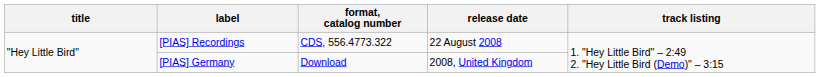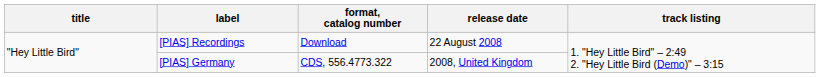(346, 42) CDS, 556.4773.322 -> (324, 42) Download
(324, 62) Download -> (346, 62) CDS, 556.4773.322
